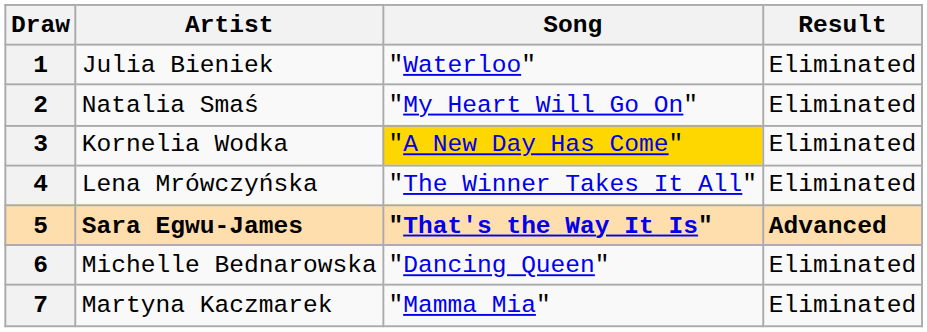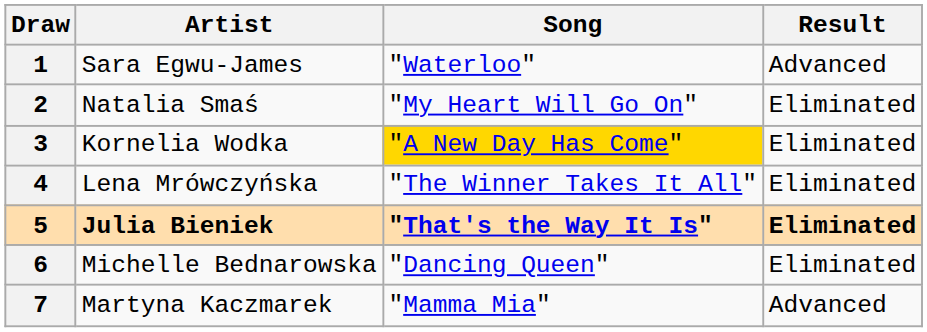(178, 65) Julia Bieniek -> (192, 65) Sara Egwu-James
(842, 65) Eliminated -> (828, 65) Advanced
(192, 225) Sara Egwu-James -> (178, 225) Julia Bieniek
(828, 225) Advanced -> (842, 225) Eliminated
(842, 305) Eliminated -> (828, 305) Advanced
